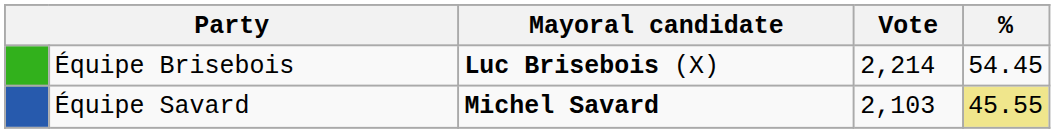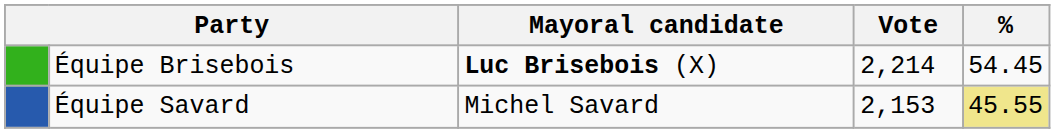(562, 107) bold -> (562, 107) normal
(898, 107) 2,103 -> (898, 107) 2,153
